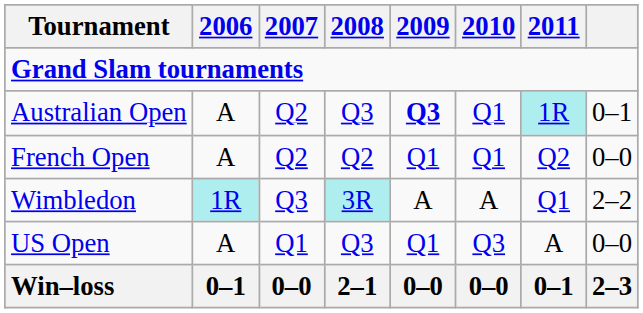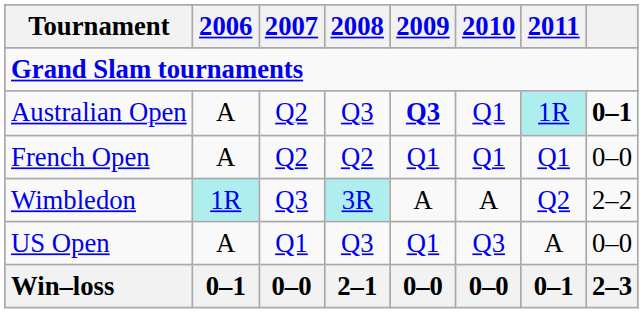(612, 112) normal -> (612, 112) bold
(554, 155) Q2 -> (554, 155) Q1
(554, 198) Q1 -> (554, 198) Q2
